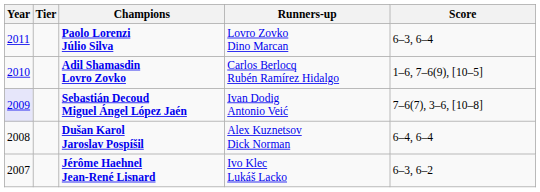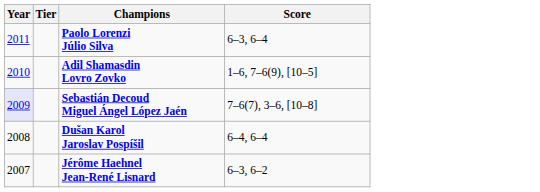- column: (307, 14)
